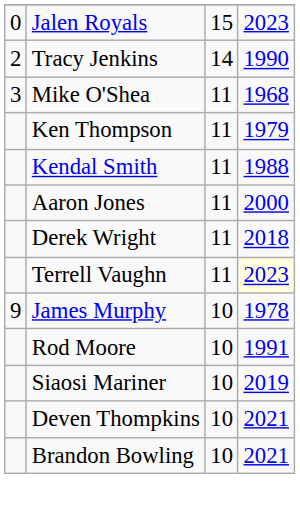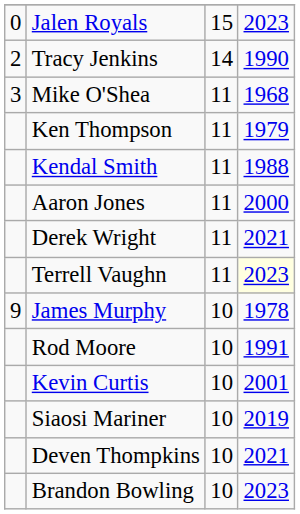(266, 238) 2018 -> (266, 238) 2021
+ row: (90, 382)
(266, 454) 2021 -> (266, 490) 2023
